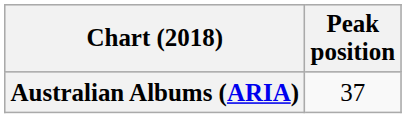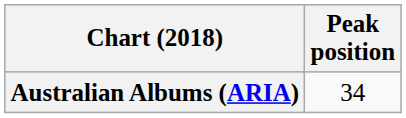(353, 91) 37 -> (353, 91) 34
